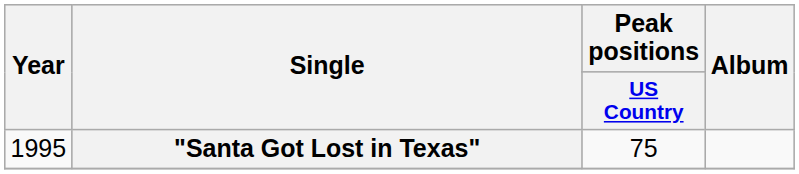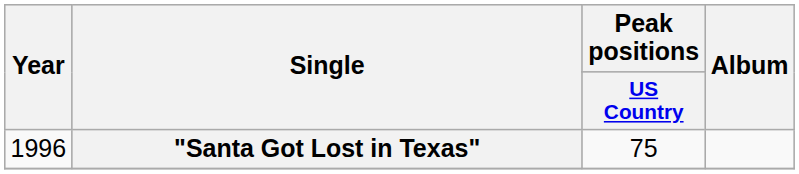(38, 148) 1995 -> (38, 148) 1996
